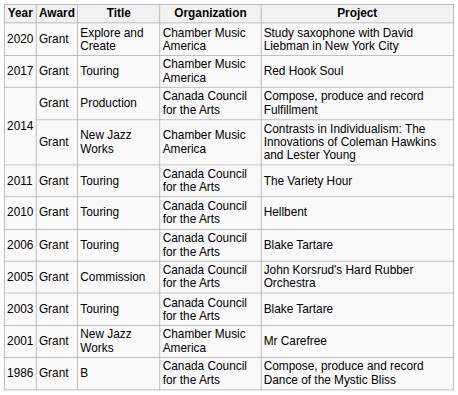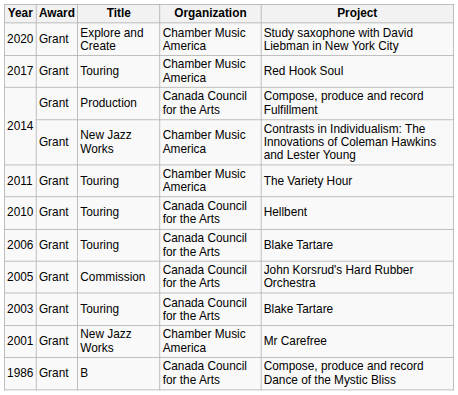(205, 181) Canada Council for the Arts -> (204, 181) Chamber Music America
